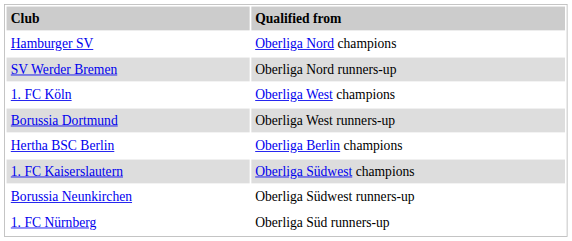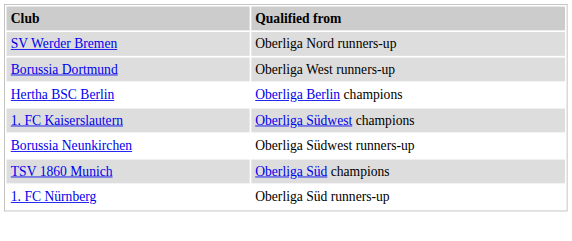- row: (52, 44)
- row: (41, 95)
+ row: (62, 171)
